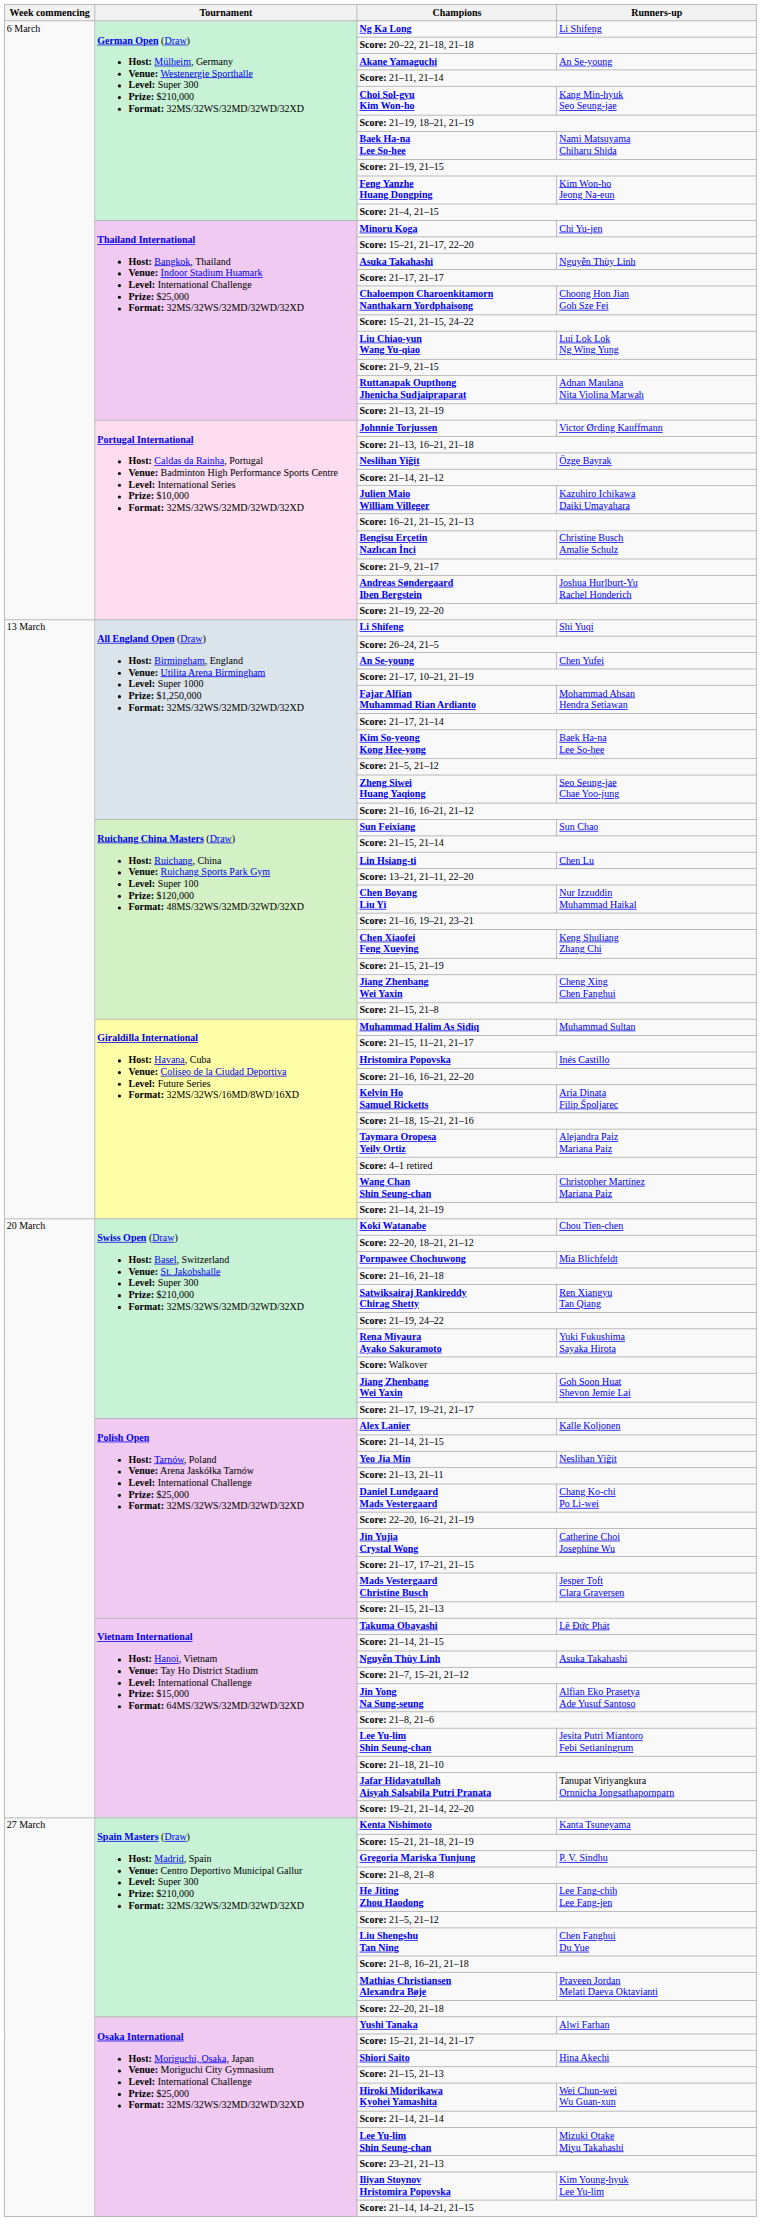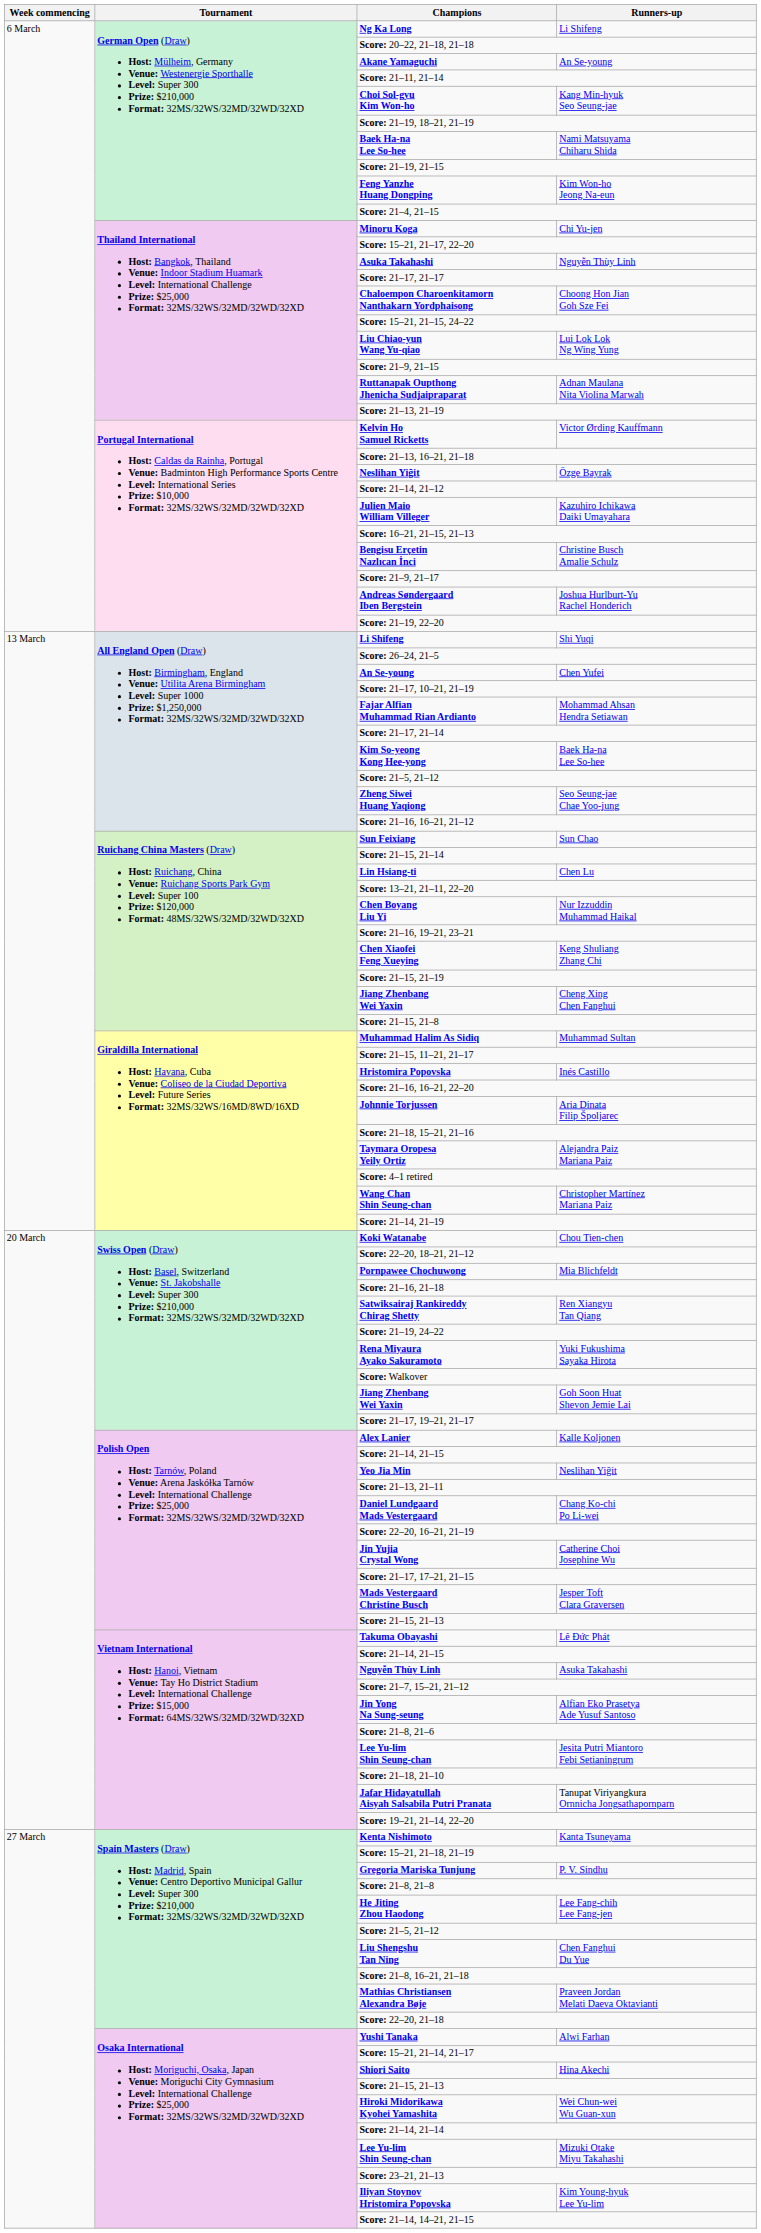(398, 428) Johnnie Torjussen -> (394, 434) Kelvin Ho Samuel Ricketts
(394, 1098) Kelvin Ho Samuel Ricketts -> (398, 1104) Johnnie Torjussen
